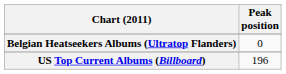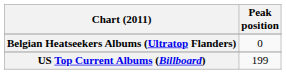(260, 60) 196 -> (260, 60) 199
